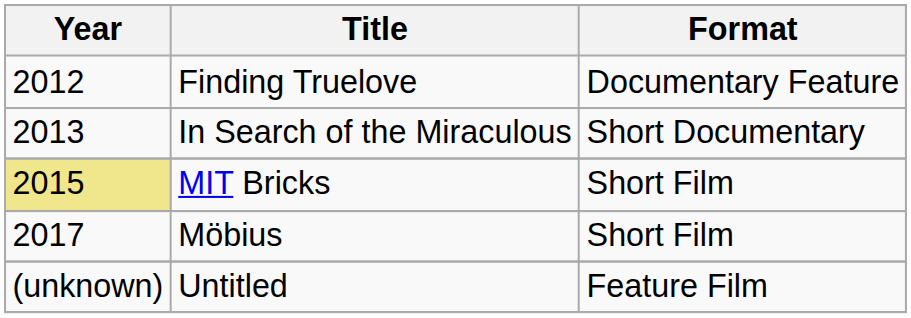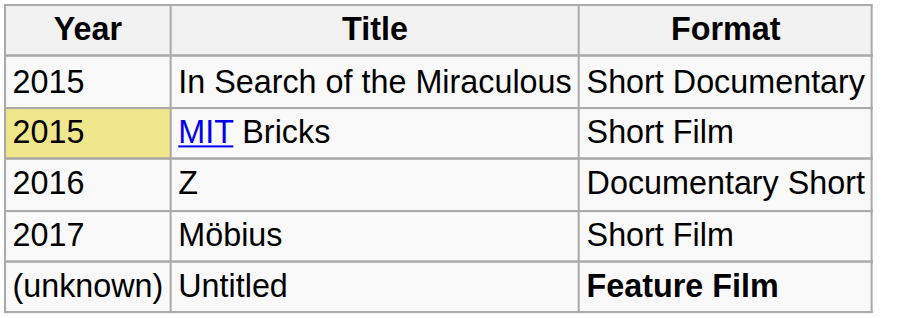- row: (298, 81)
(48, 132) 2013 -> (48, 81) 2015
+ row: (188, 183)
(677, 286) normal -> (683, 286) bold
